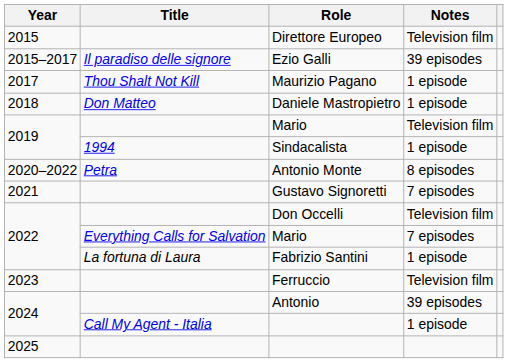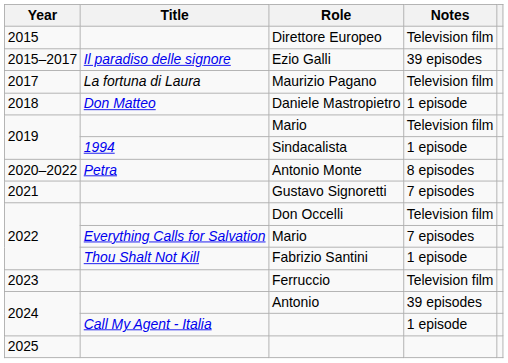(141, 81) Thou Shalt Not Kill -> (142, 81) La fortuna di Laura
(437, 81) 1 episode -> (450, 81) Television film
(142, 258) La fortuna di Laura -> (141, 258) Thou Shalt Not Kill
